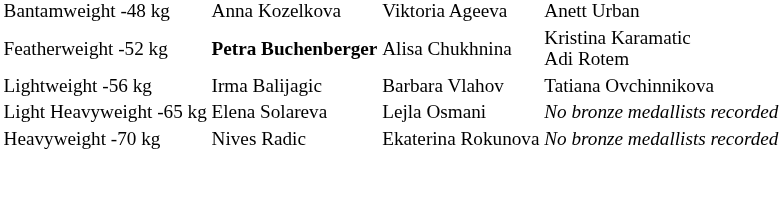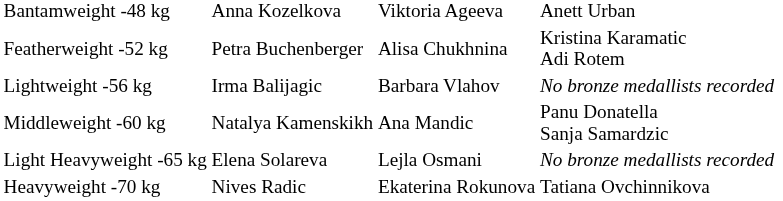(294, 48) bold -> (287, 48) normal
(629, 85) Tatiana Ovchinnikova -> (657, 85) No bronze medallists recorded
+ row: (85, 122)
(661, 138) No bronze medallists recorded -> (625, 186) Tatiana Ovchinnikova
